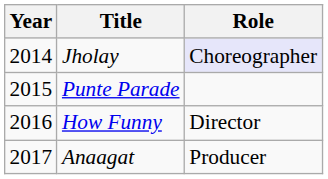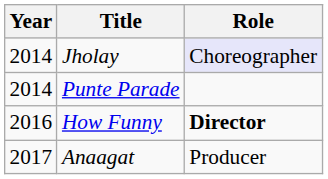(31, 88) 2015 -> (31, 88) 2014
(225, 122) normal -> (228, 122) bold
